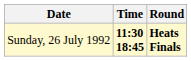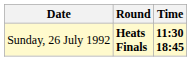columns swapped: (130, 14) <-> (167, 14)
